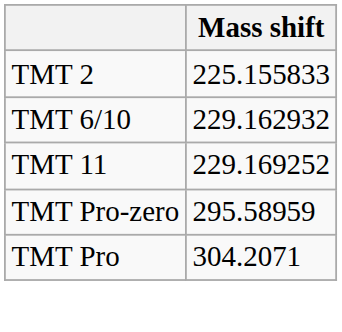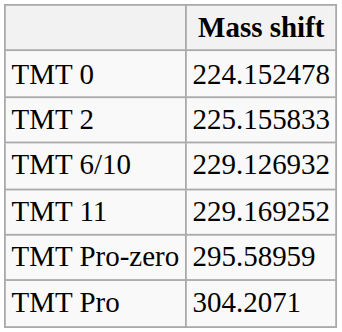+ row: (53, 73)
(261, 119) 229.162932 -> (261, 165) 229.126932
